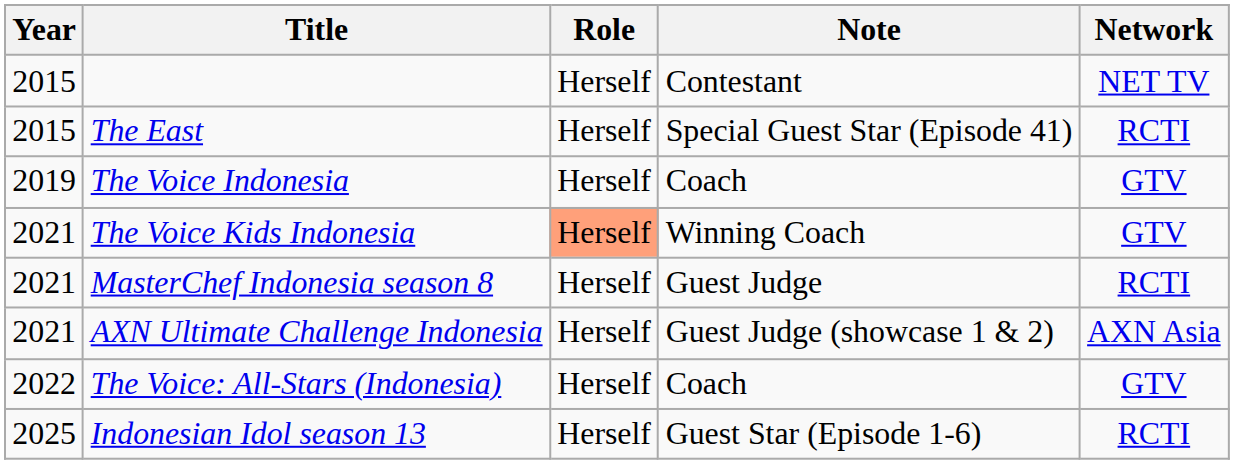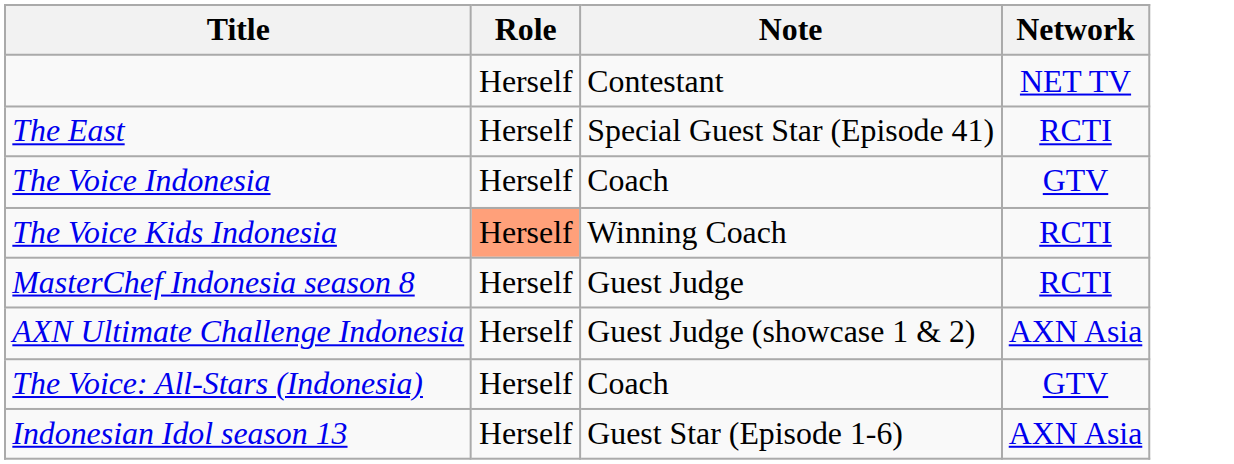- column: (44, 29)
(1154, 231) GTV -> (1076, 231) RCTI
(1154, 433) RCTI -> (1076, 433) AXN Asia
